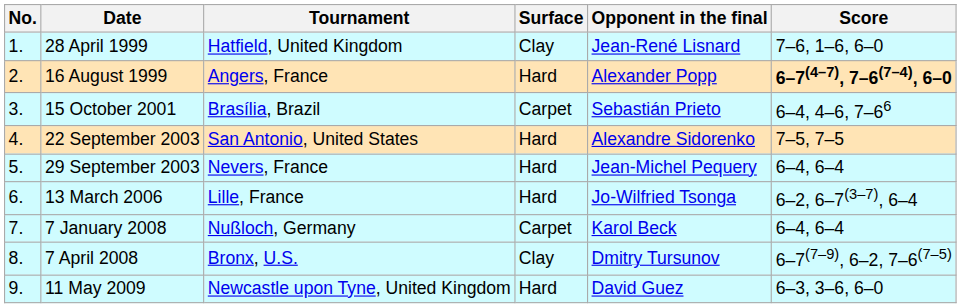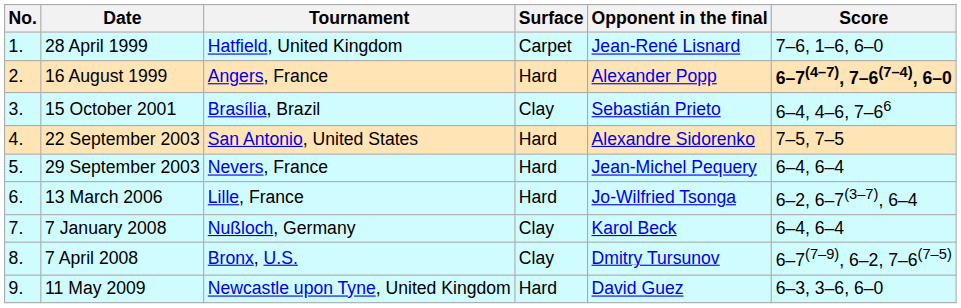(536, 46) Clay -> (545, 46) Carpet
(545, 109) Carpet -> (536, 109) Clay
(545, 228) Carpet -> (536, 228) Clay
